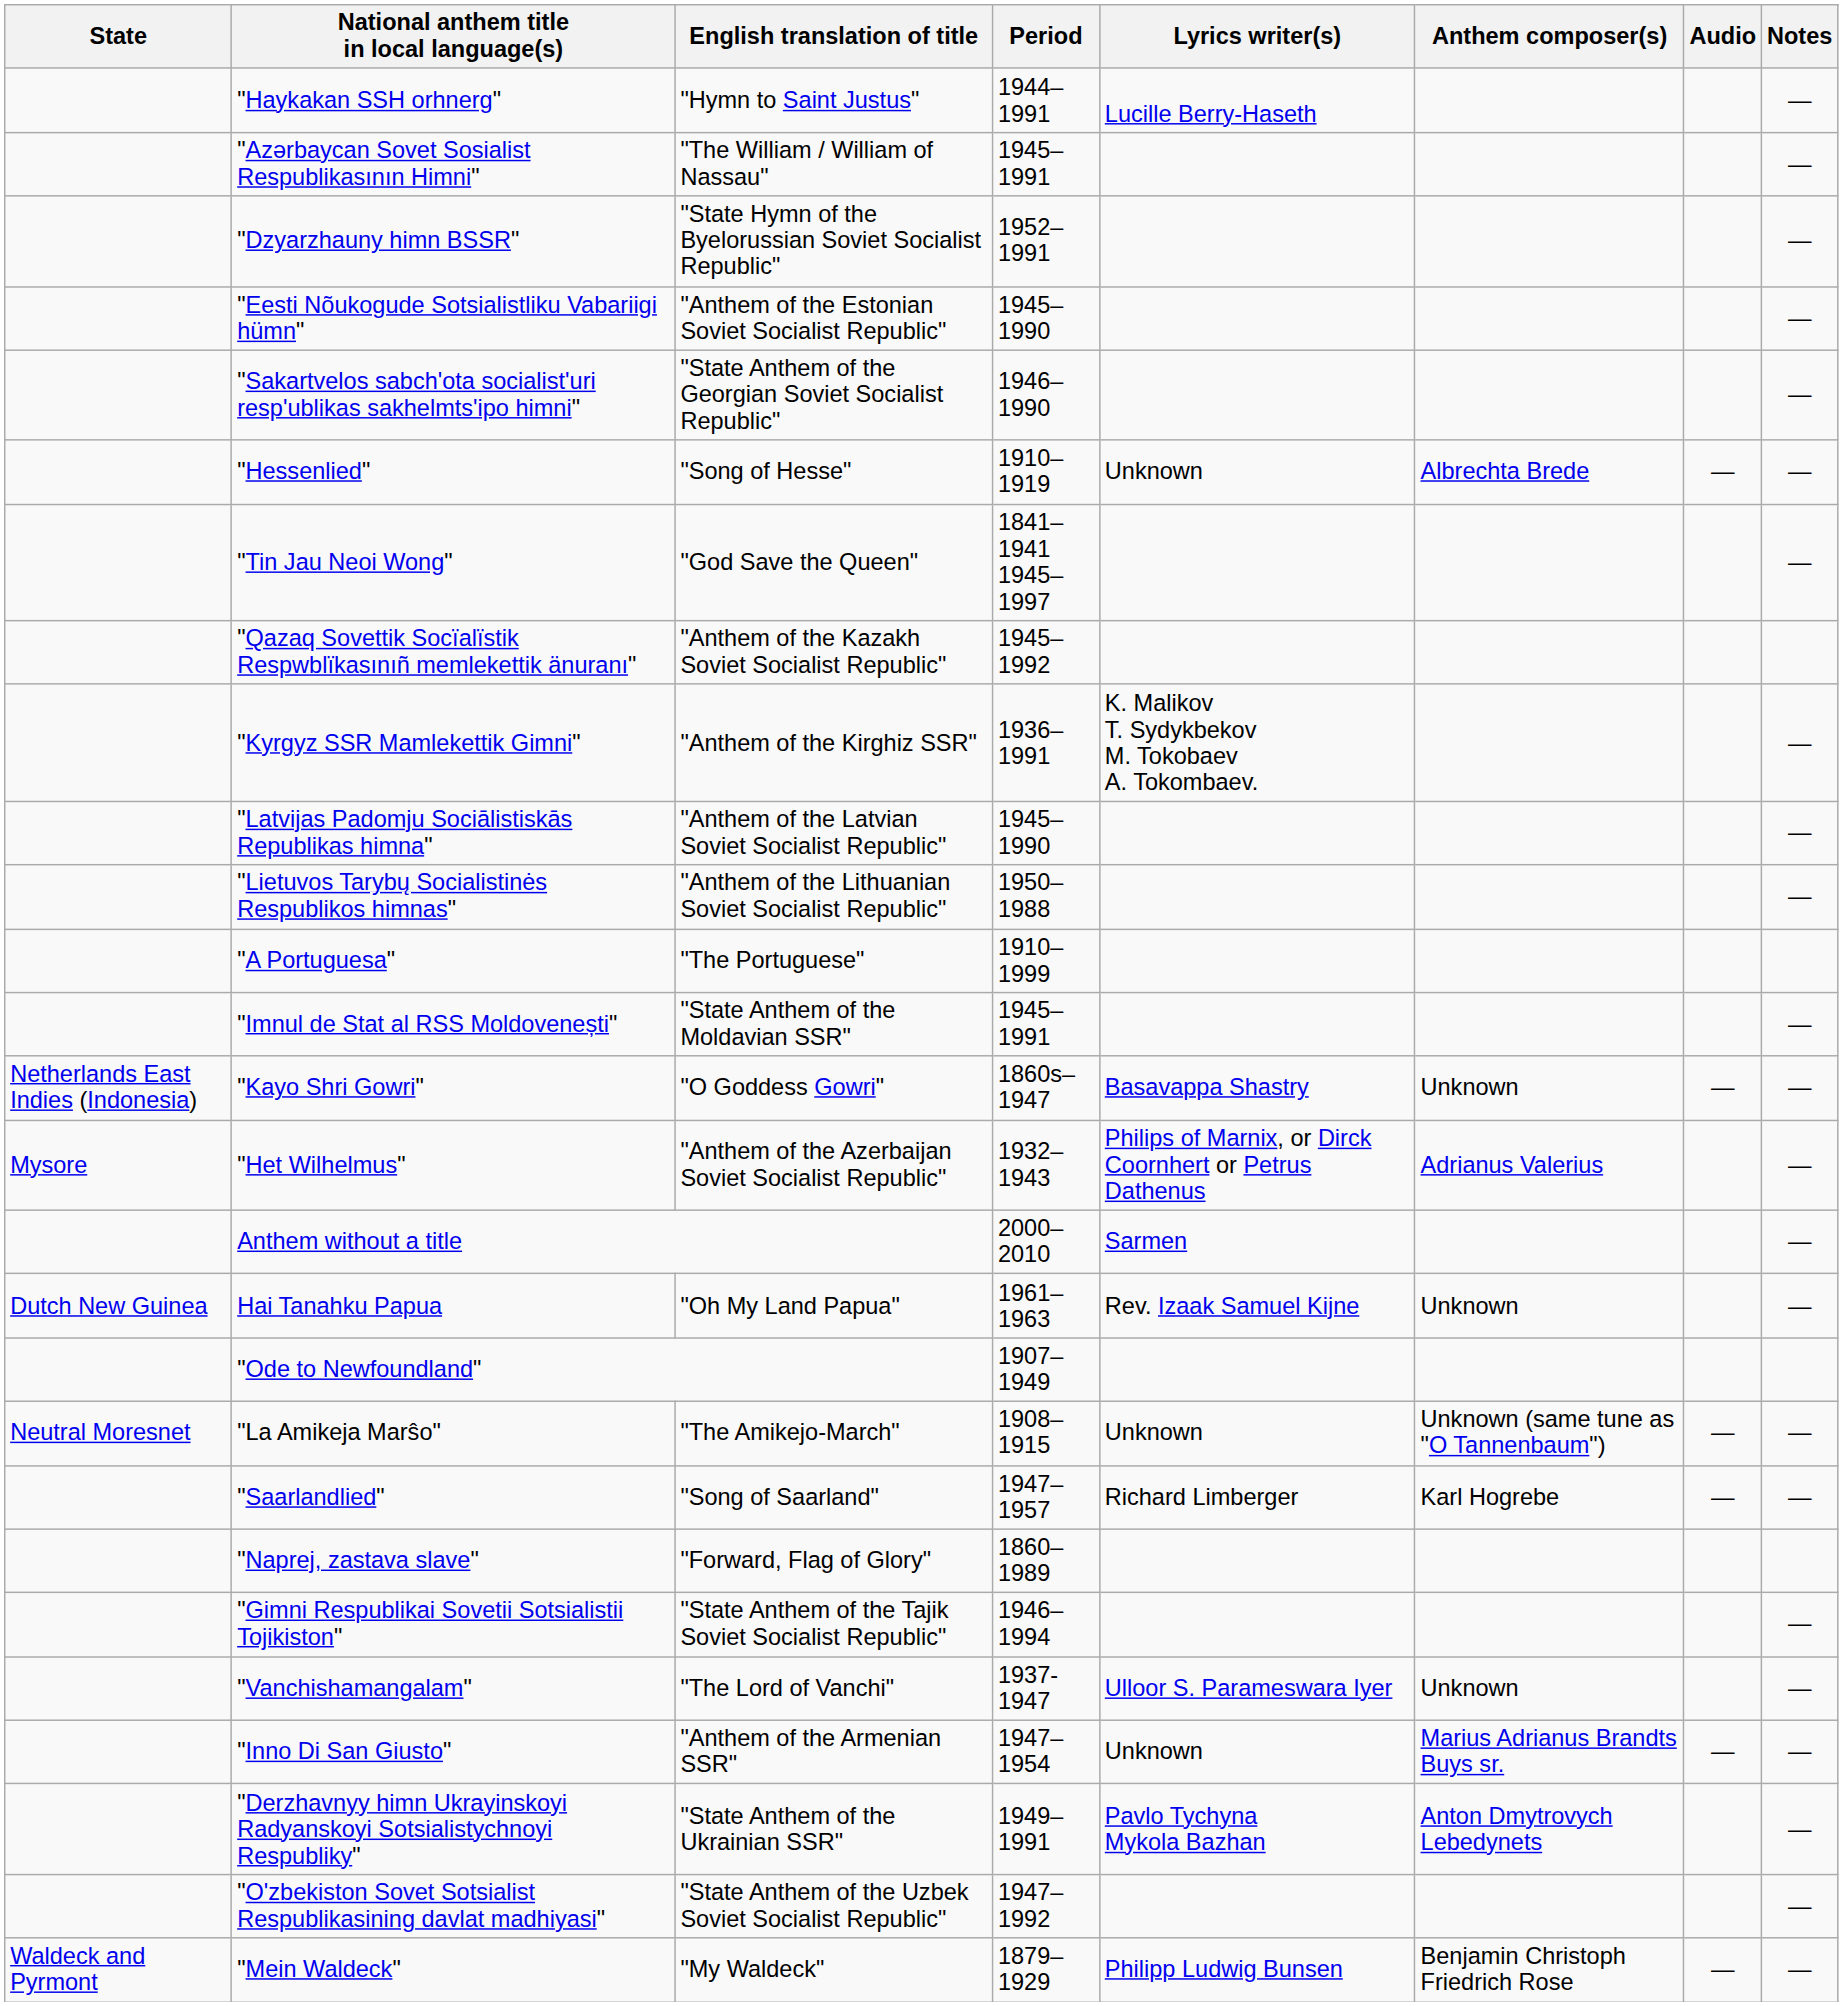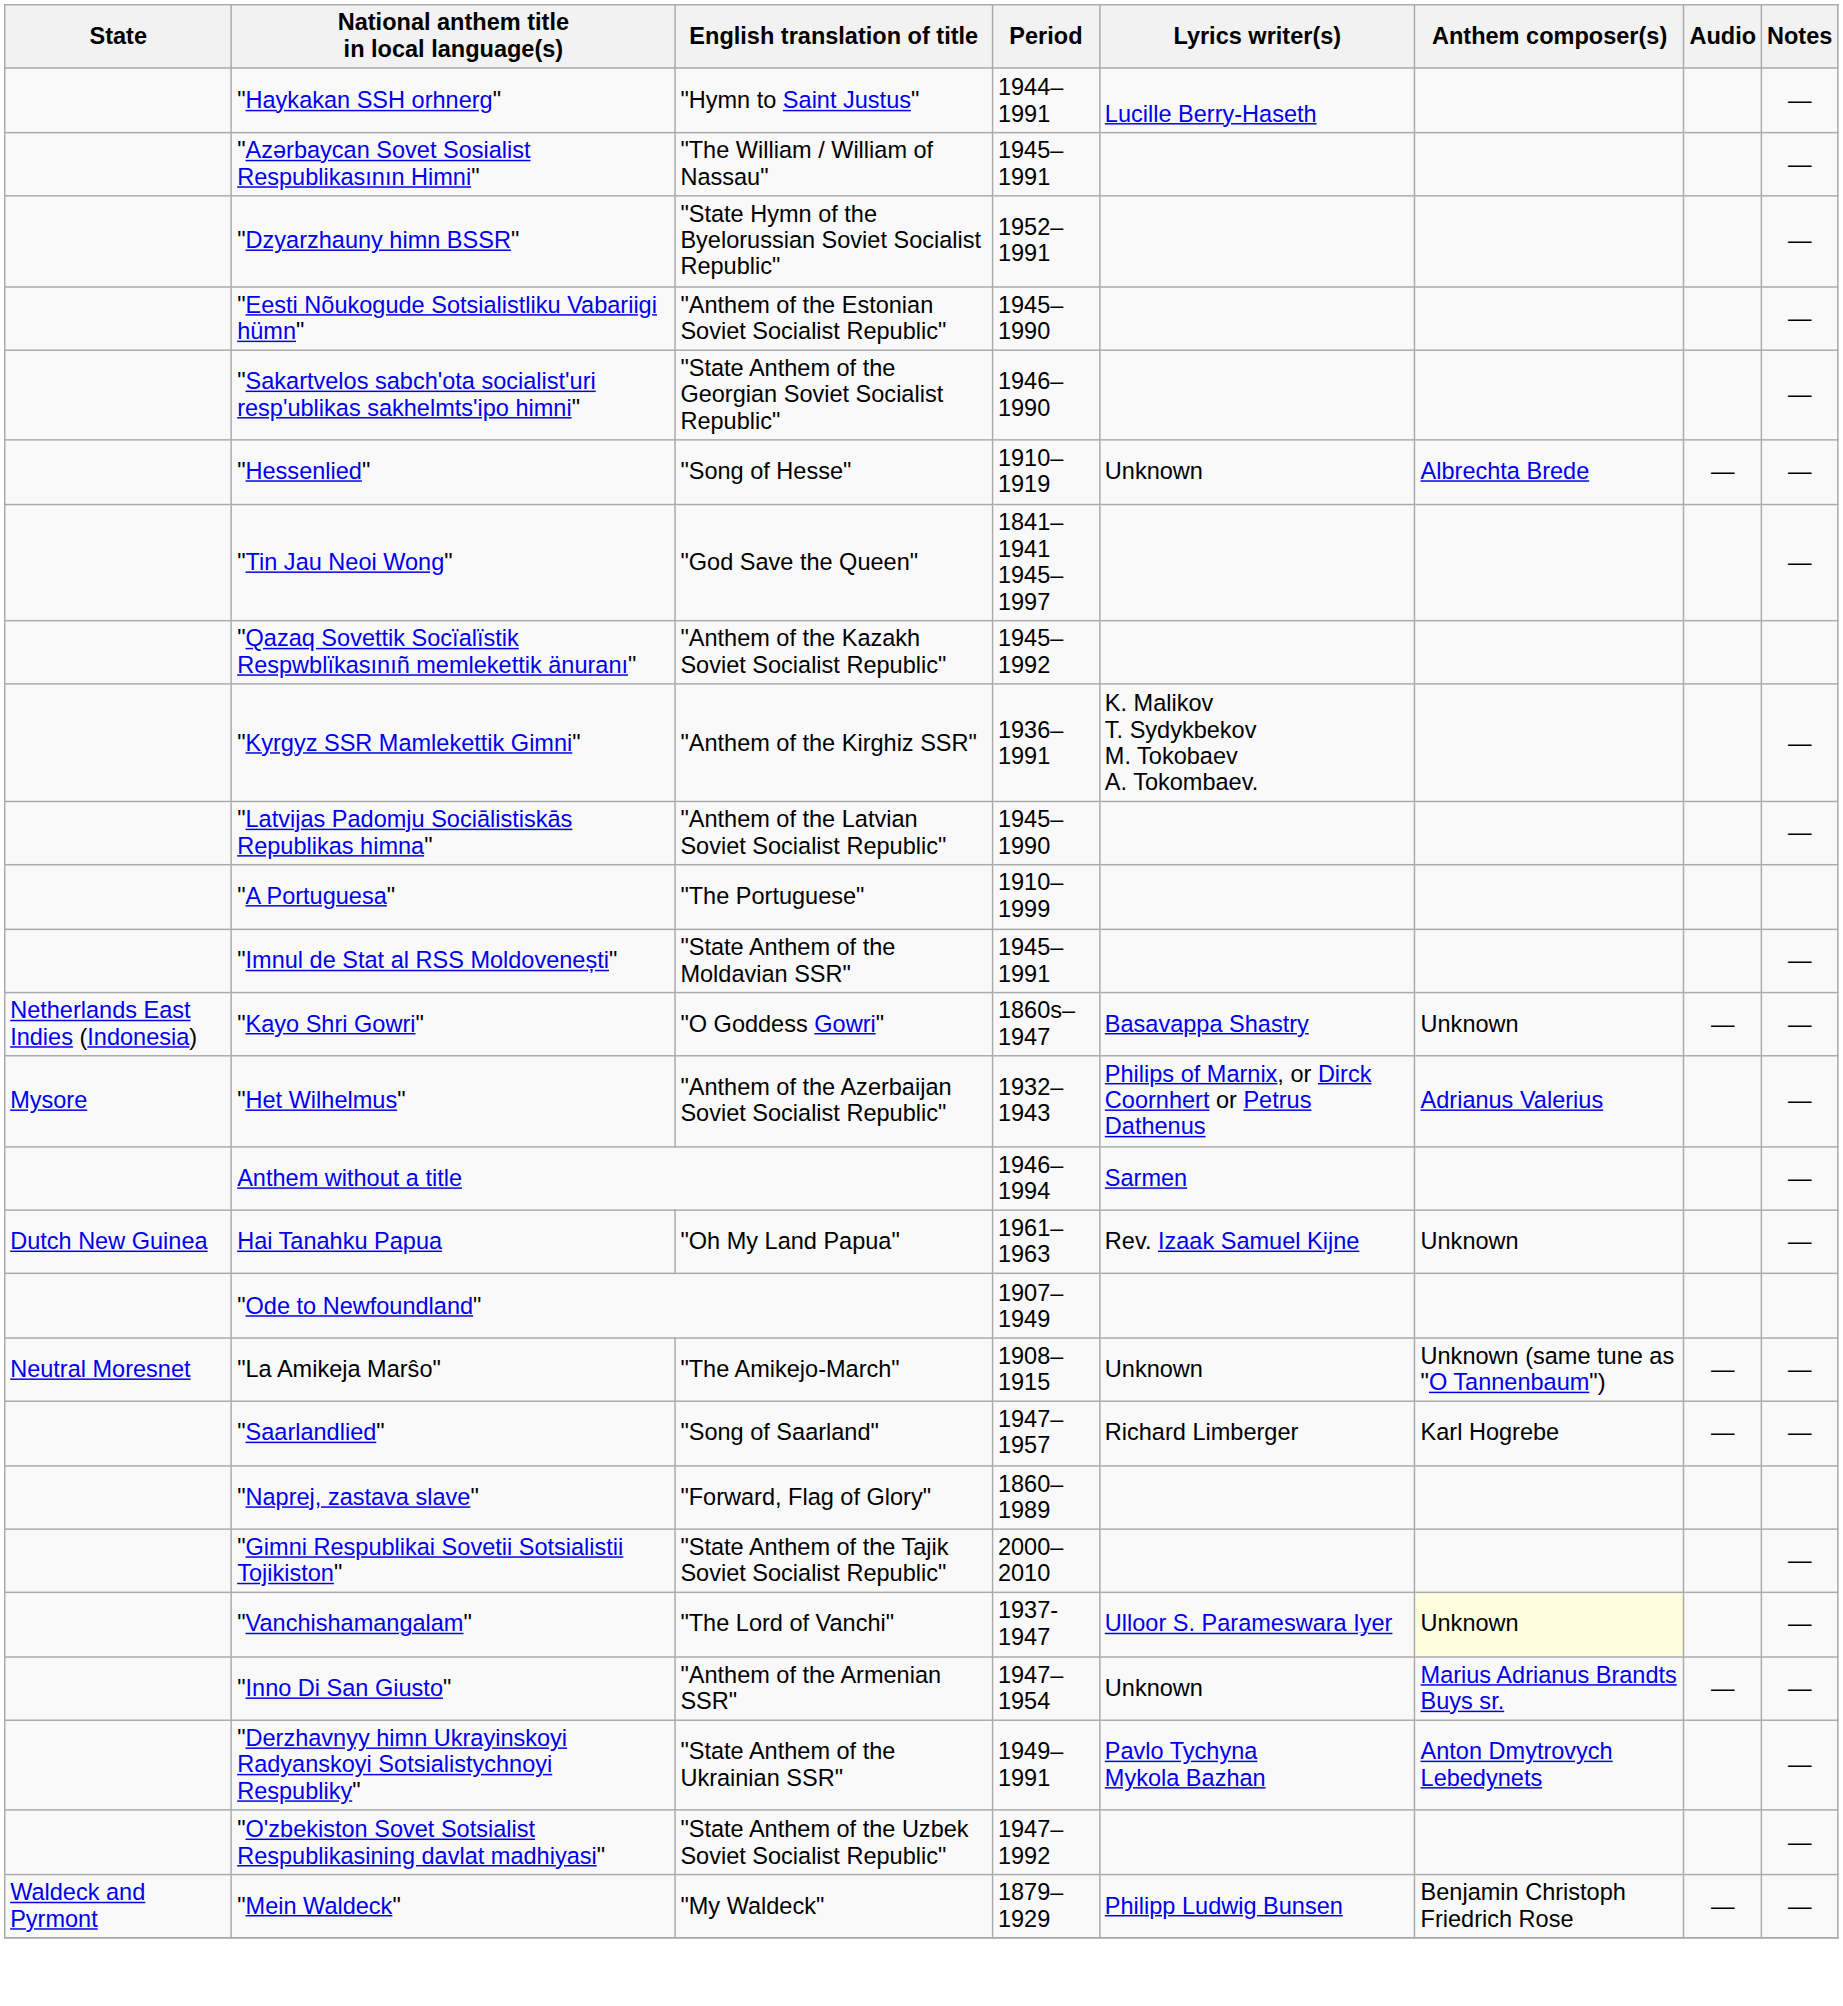- row: (392, 896)
(1031, 1241) 2000–2010 -> (1031, 1178) 1946–1994
(1031, 1624) 1946–1994 -> (1031, 1560) 2000–2010
(1470, 1688) no background -> (1470, 1624) lightyellow background
